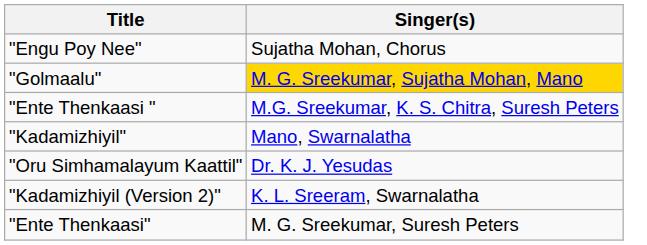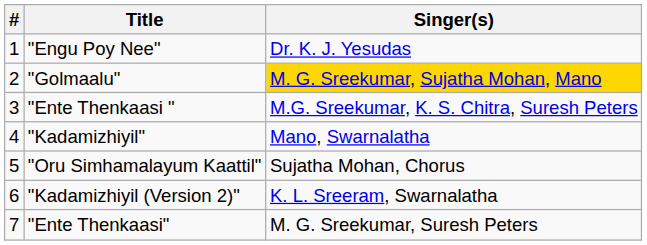+ column: (14, 19)
(348, 49) Sujatha Mohan, Chorus -> (341, 49) Dr. K. J. Yesudas
(322, 166) Dr. K. J. Yesudas -> (367, 166) Sujatha Mohan, Chorus
